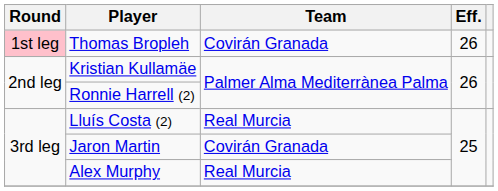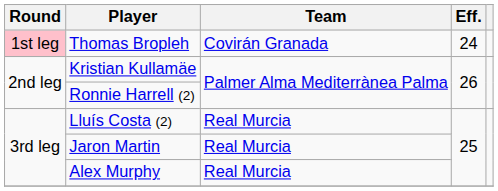(469, 43) 26 -> (469, 43) 24
(266, 146) Covirán Granada -> (247, 146) Real Murcia
